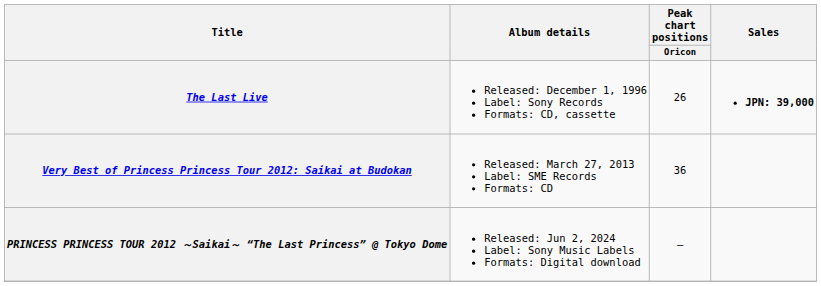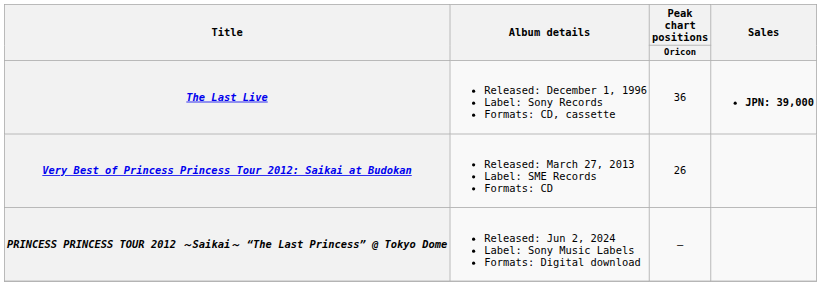(680, 97) 26 -> (680, 97) 36
(680, 171) 36 -> (680, 171) 26
